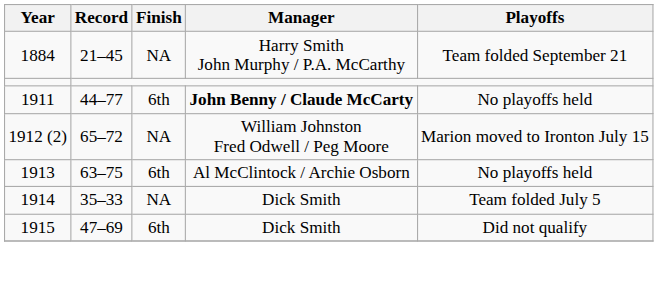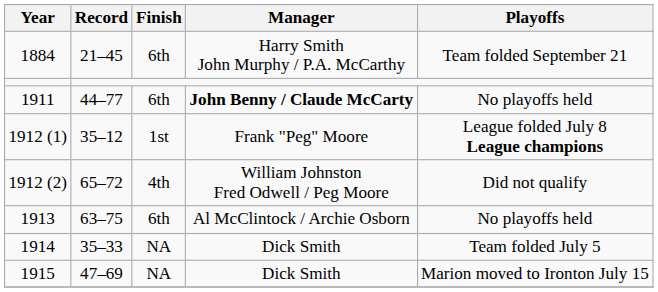(159, 54) NA -> (159, 54) 6th
+ row: (38, 136)
(159, 136) NA -> (159, 182) 4th
(535, 136) Marion moved to Ironton July 15 -> (535, 182) Did not qualify
(159, 227) 6th -> (159, 273) NA
(535, 227) Did not qualify -> (535, 273) Marion moved to Ironton July 15
